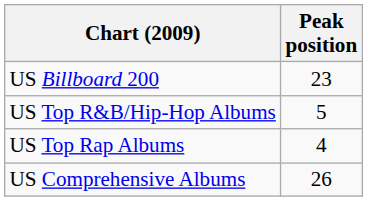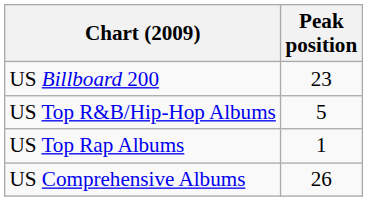(321, 145) 4 -> (321, 145) 1
